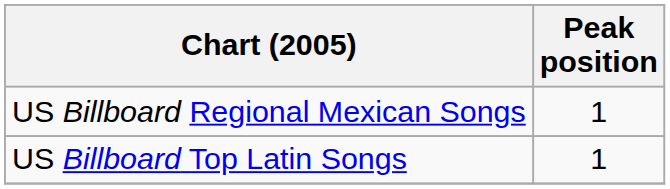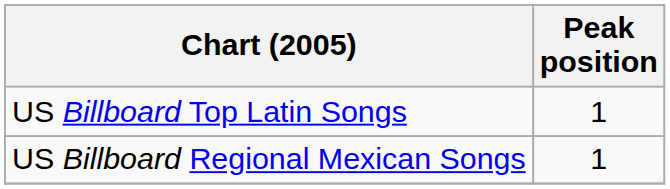rows swapped: (209, 159) <-> (269, 111)
